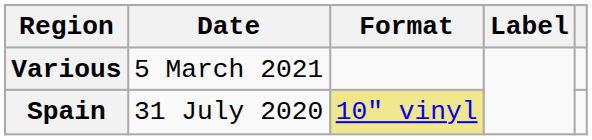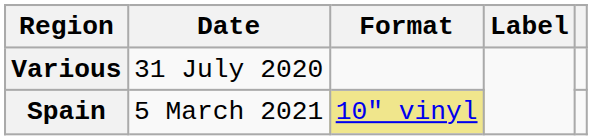(229, 69) 5 March 2021 -> (229, 69) 31 July 2020
(229, 112) 31 July 2020 -> (229, 112) 5 March 2021
